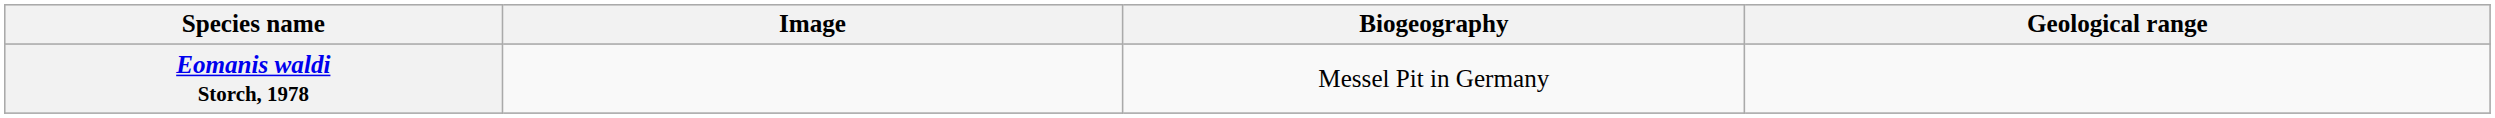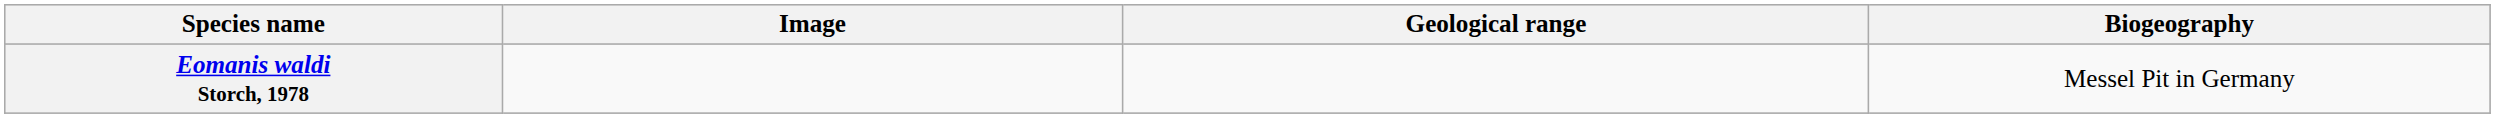columns swapped: (2117, 24) <-> (1434, 24)
